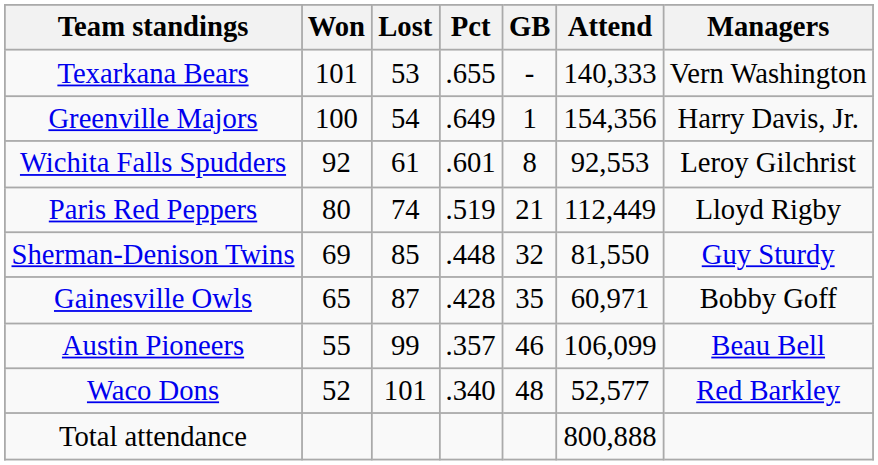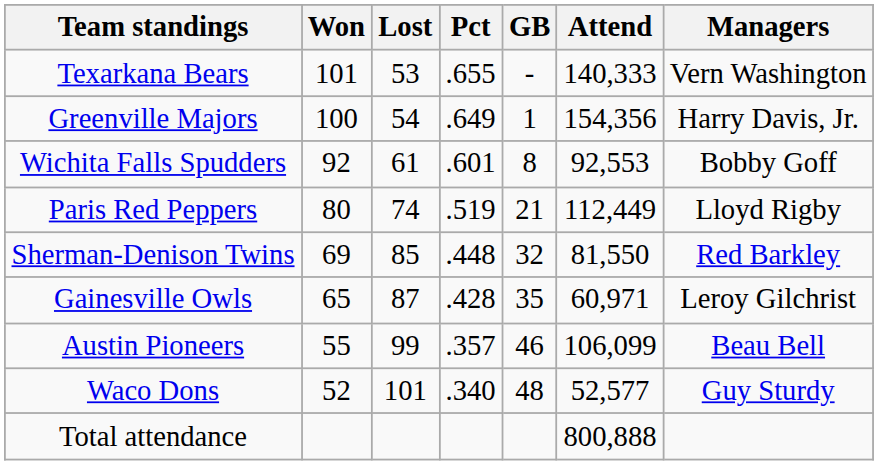(768, 163) Leroy Gilchrist -> (768, 163) Bobby Goff
(768, 254) Guy Sturdy -> (768, 254) Red Barkley
(768, 299) Bobby Goff -> (768, 299) Leroy Gilchrist
(768, 390) Red Barkley -> (768, 390) Guy Sturdy
